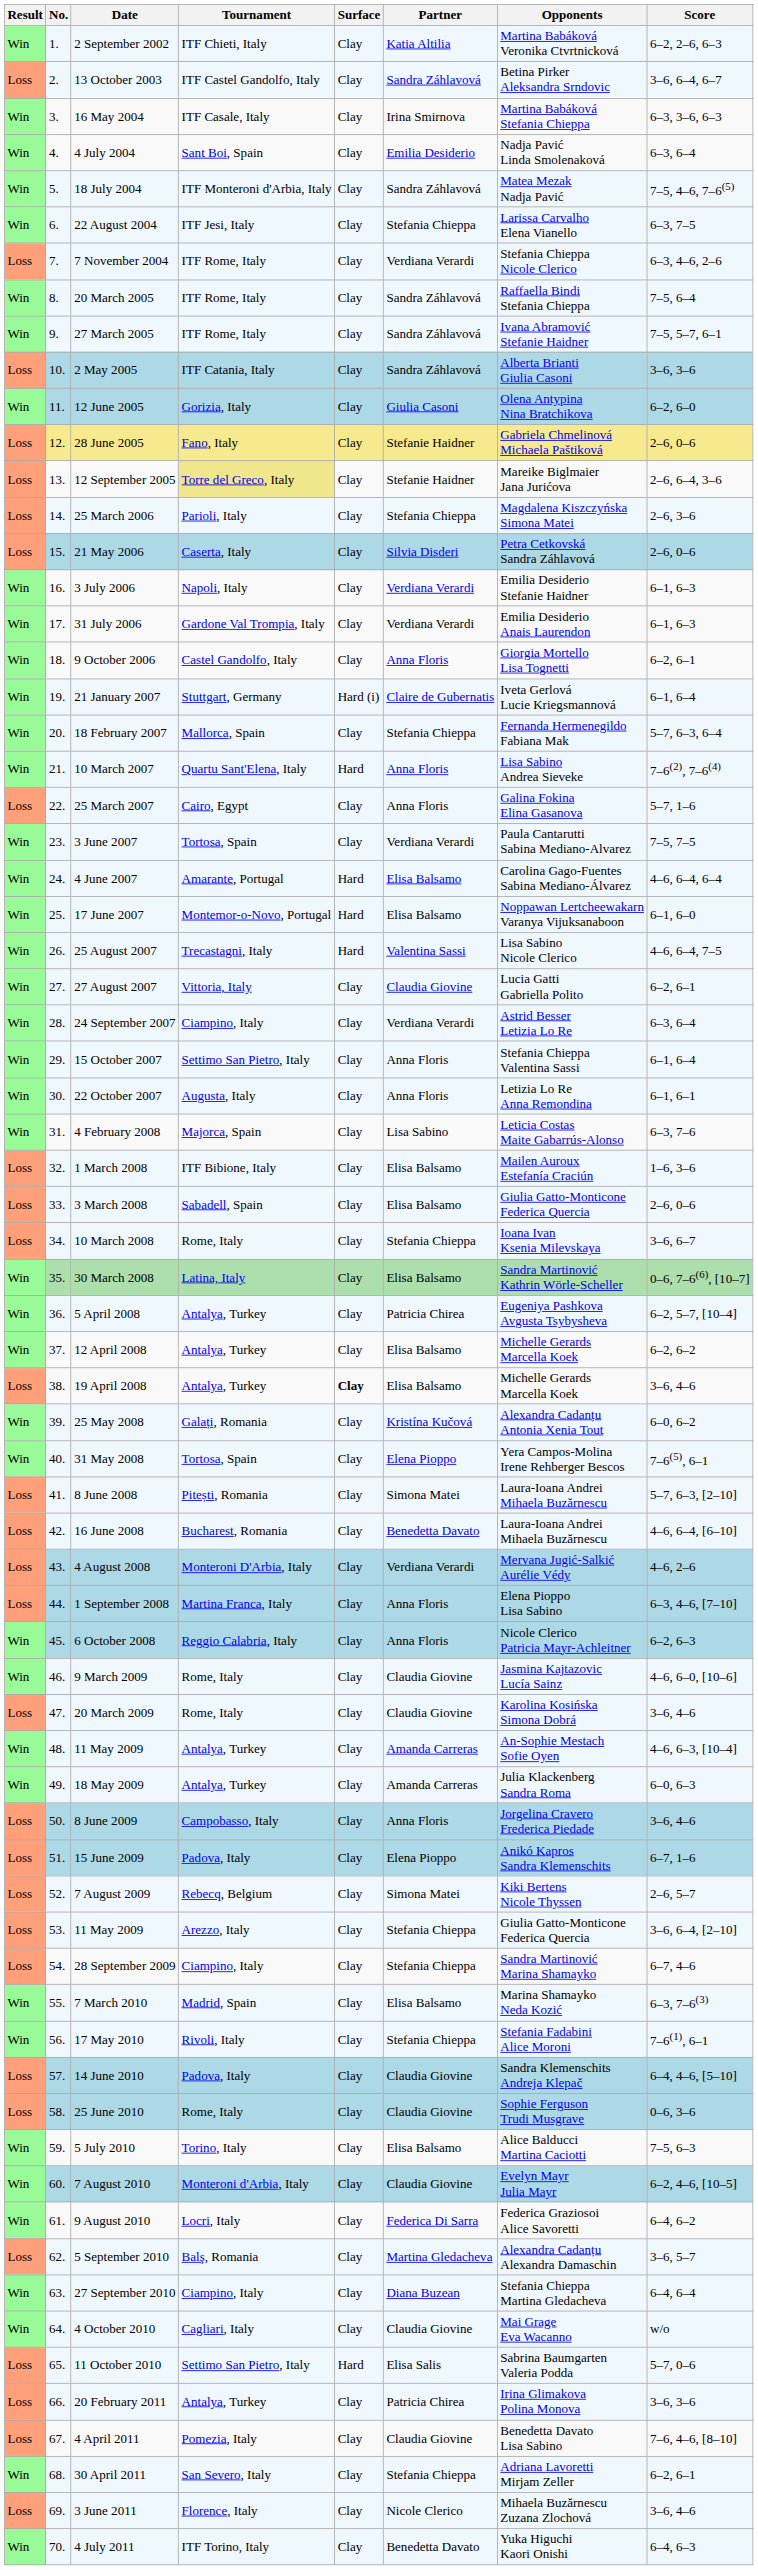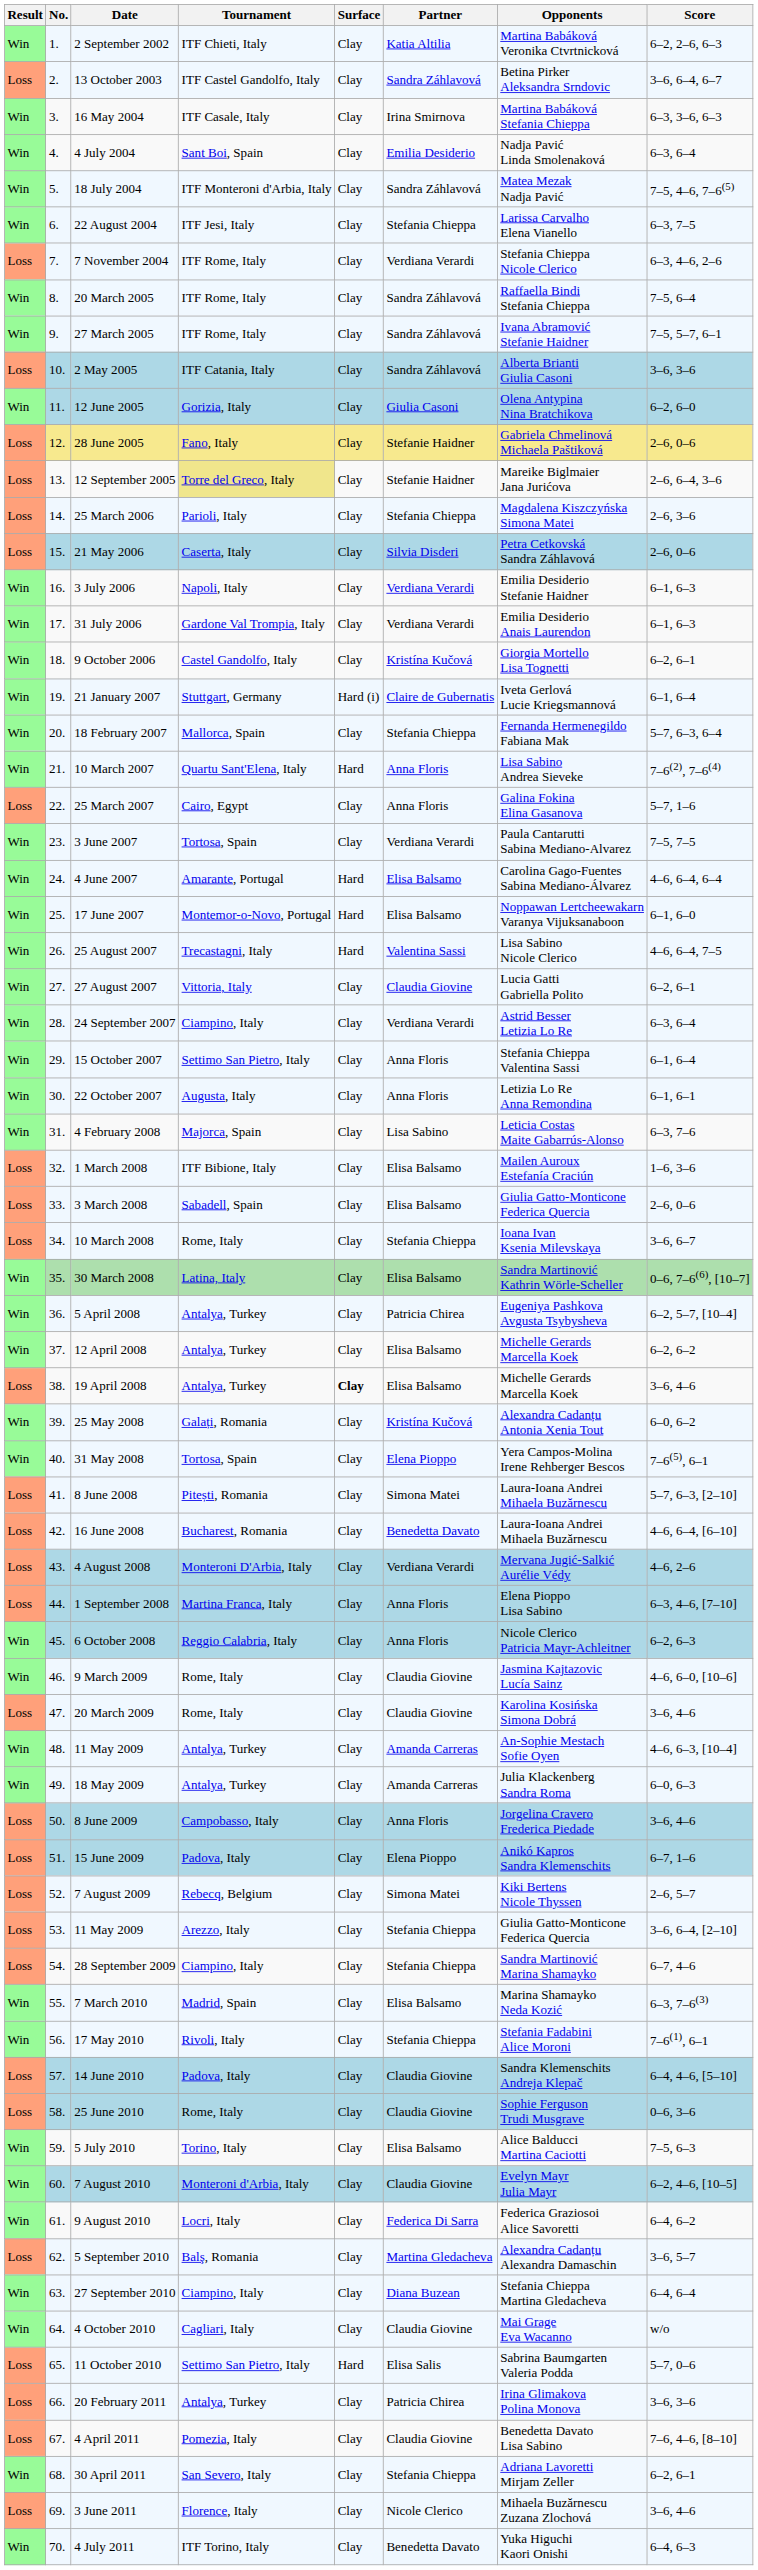(417, 660) Anna Floris -> (429, 660) Kristína Kučová
